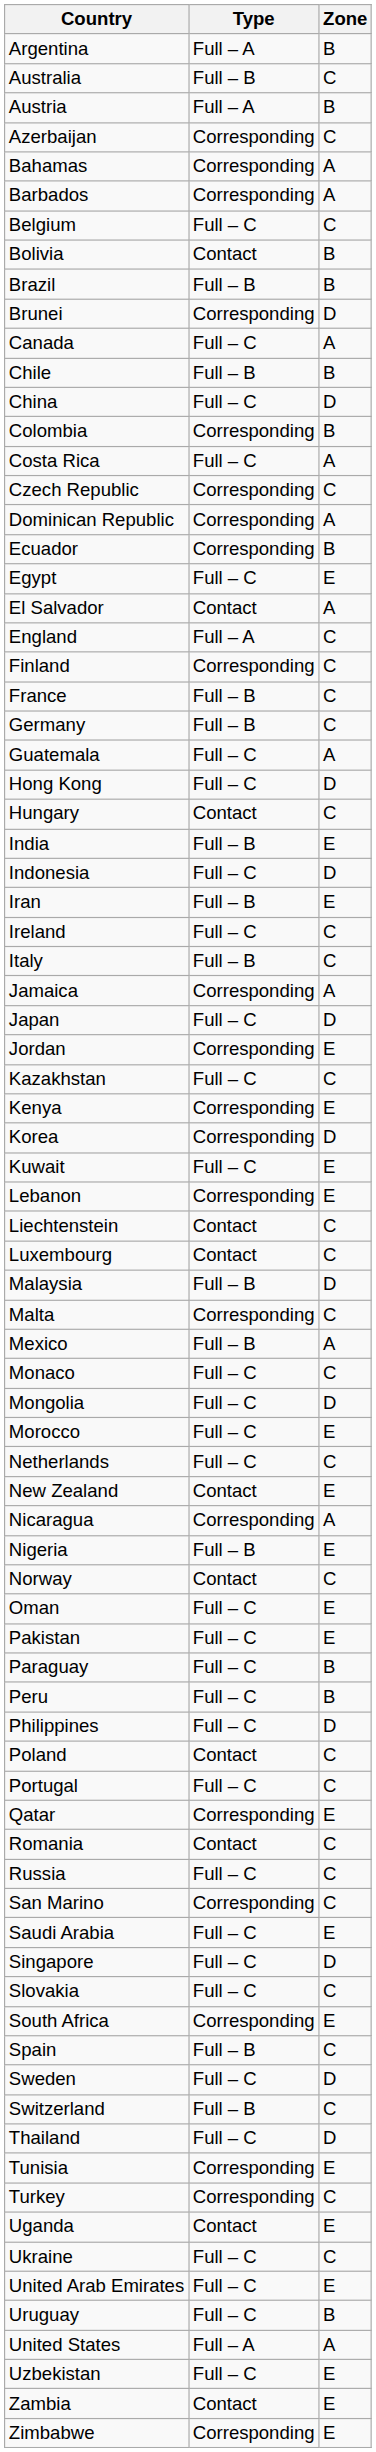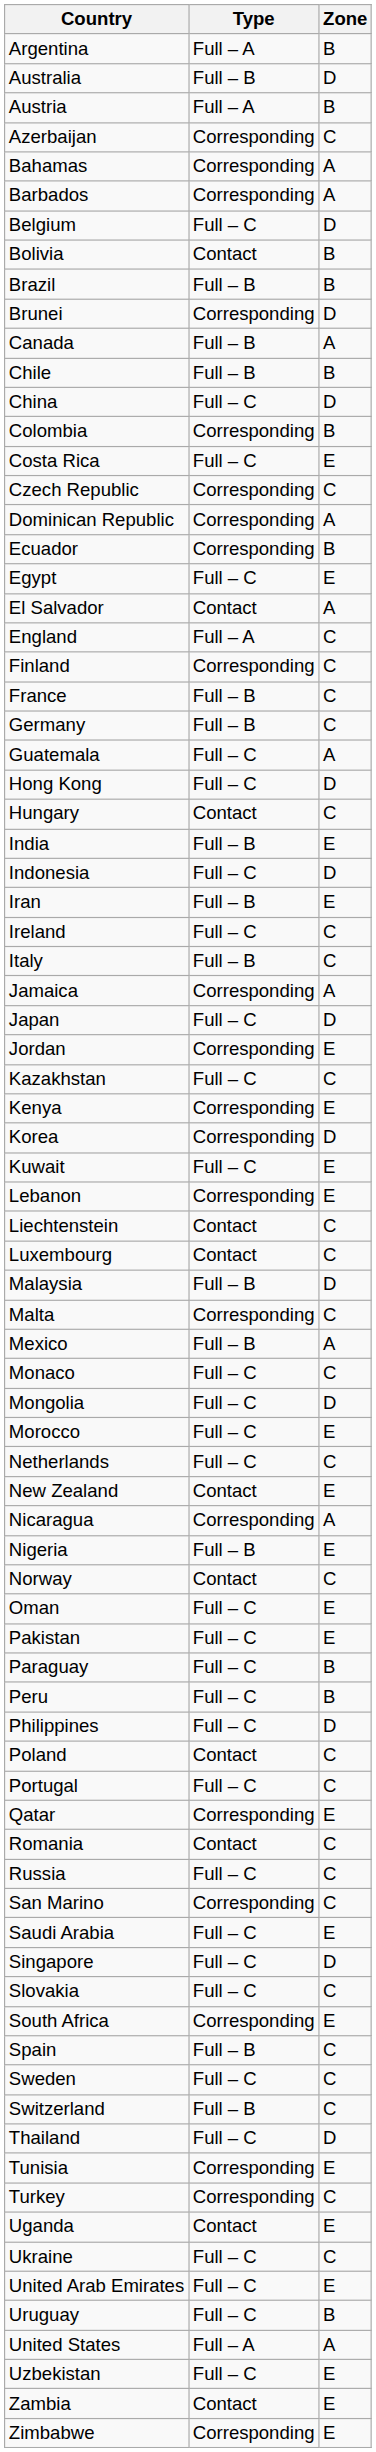(330, 78) C -> (330, 78) D
(330, 225) C -> (330, 225) D
(225, 343) Full – C -> (224, 343) Full – B
(329, 460) A -> (329, 460) E
(330, 2079) D -> (330, 2079) C
